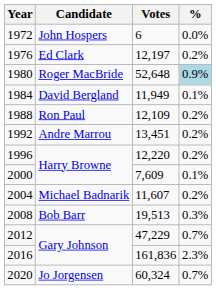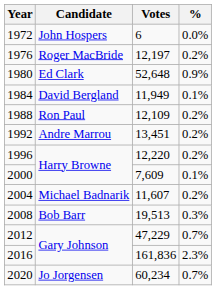(61, 54) Ed Clark -> (81, 54) Roger MacBride
(81, 74) Roger MacBride -> (61, 74) Ed Clark
(195, 74) lightblue background -> (195, 74) no background
(153, 275) 60,324 -> (153, 275) 60,234
